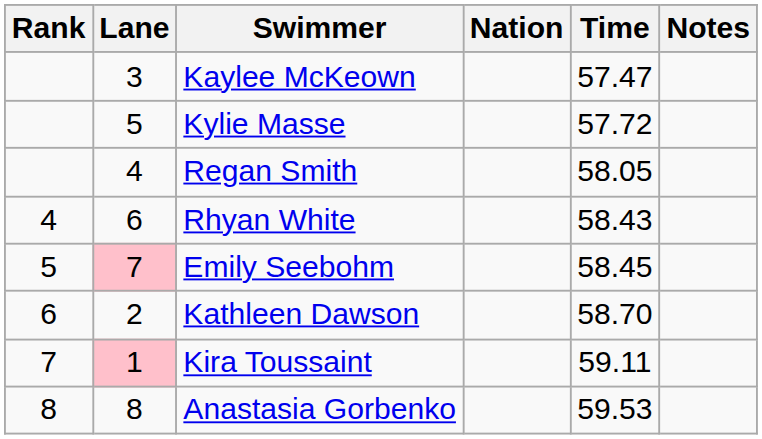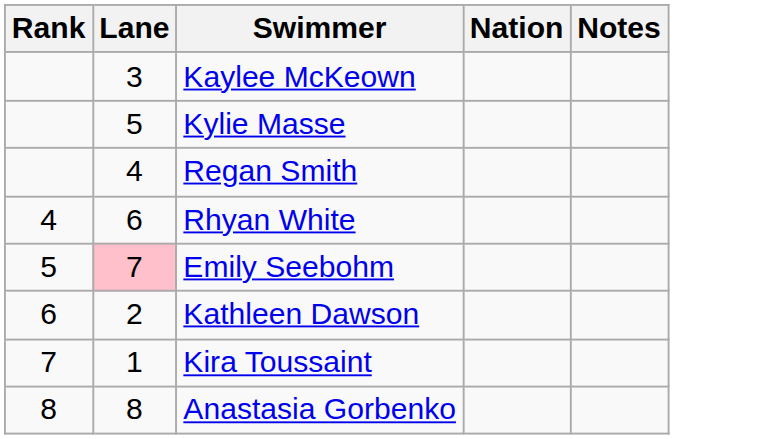- column: (615, 28)
(134, 362) pink background -> (134, 362) no background
